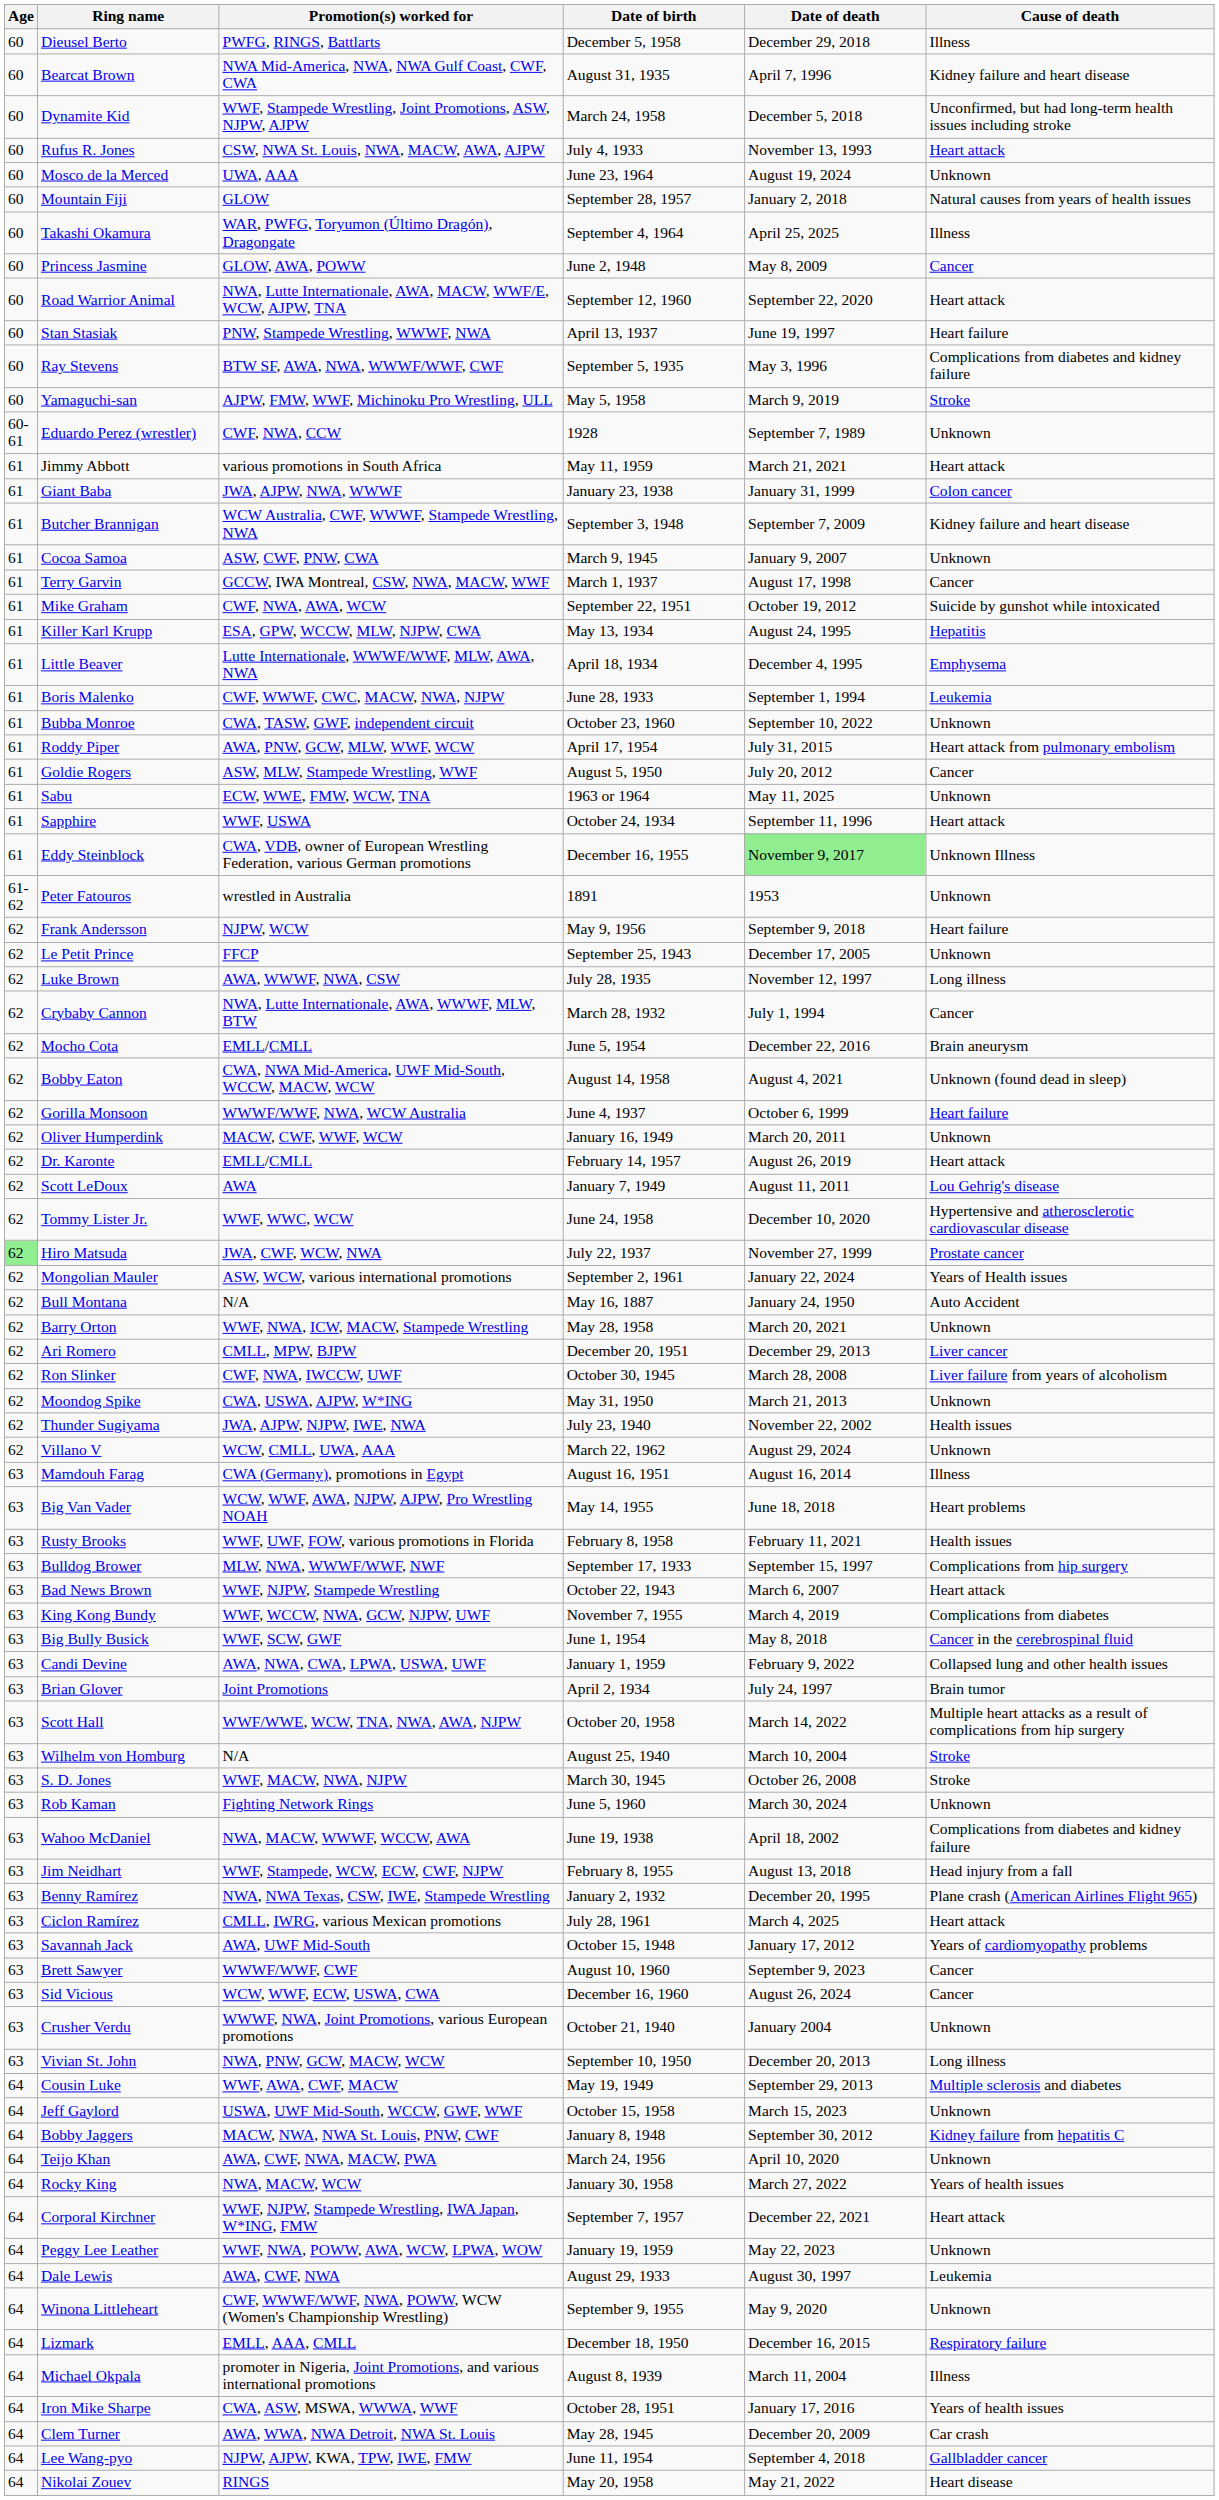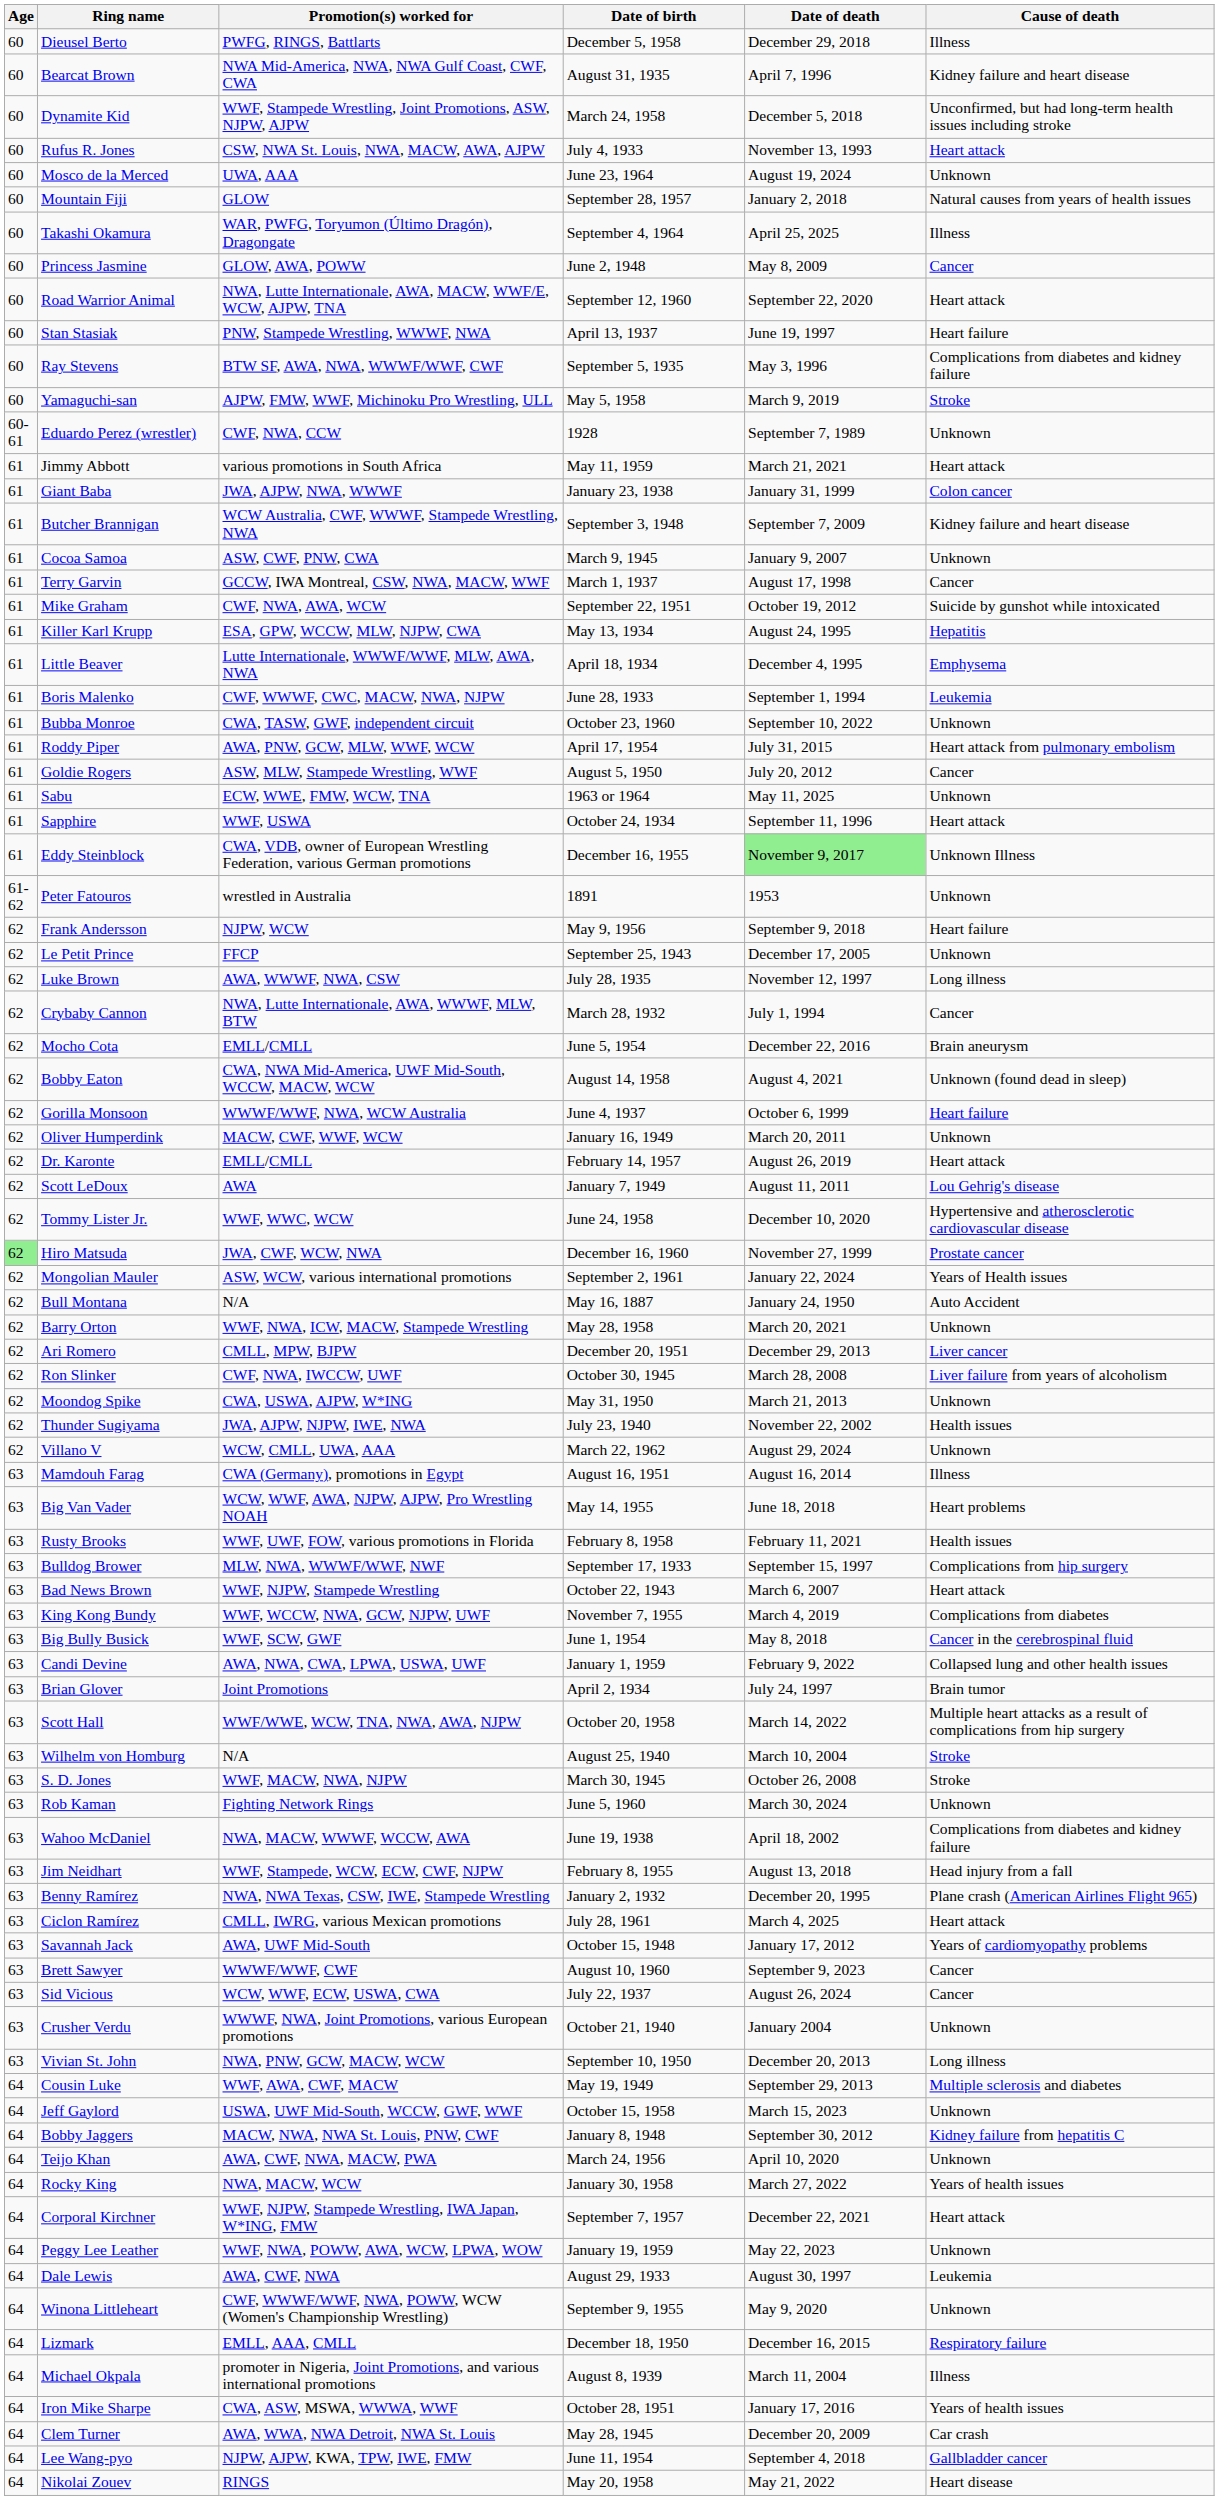(609, 1252) July 22, 1937 -> (628, 1252) December 16, 1960
(628, 1994) December 16, 1960 -> (609, 1994) July 22, 1937
